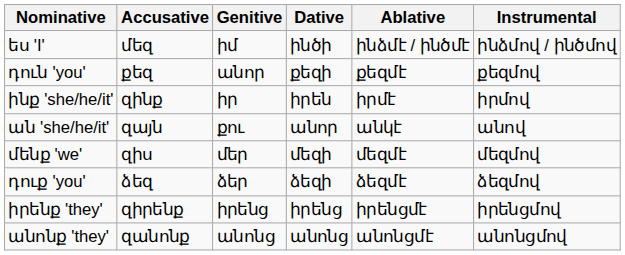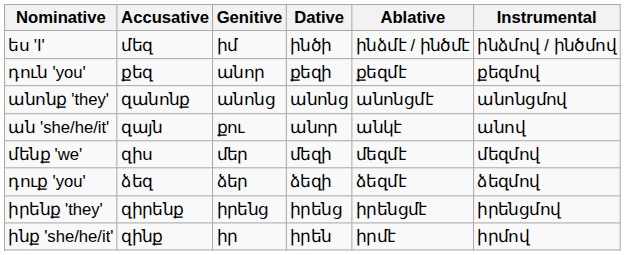rows swapped: (61, 99) <-> (59, 237)
